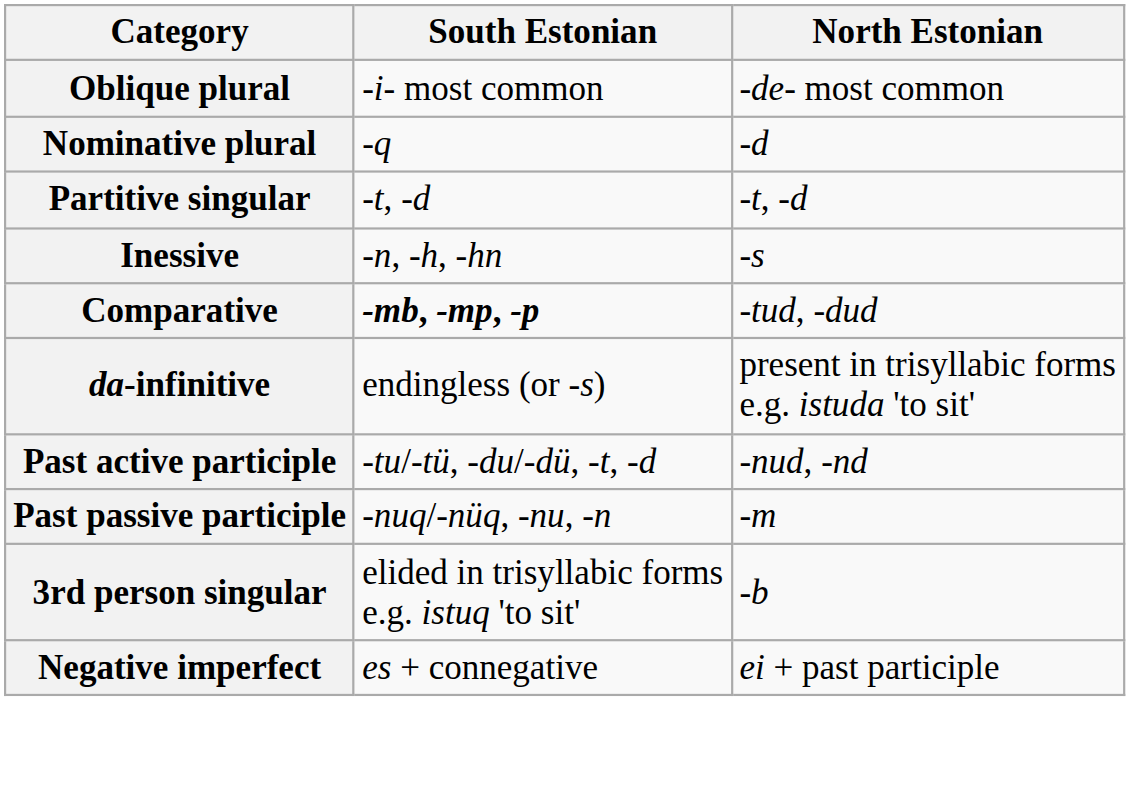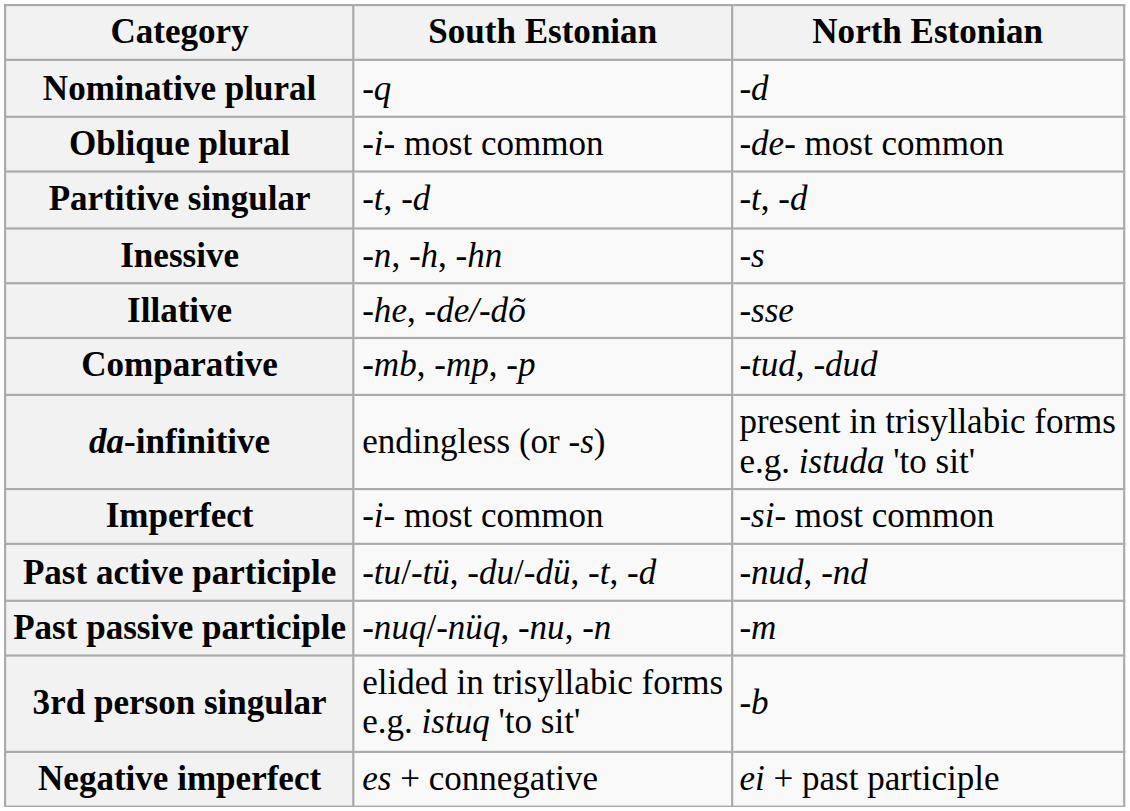rows swapped: (180, 143) <-> (180, 87)
+ row: (180, 310)
(451, 310) bold -> (449, 365) normal
+ row: (180, 516)
